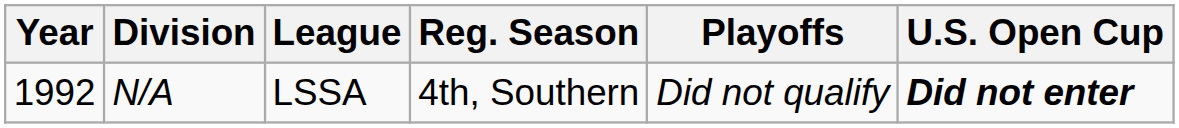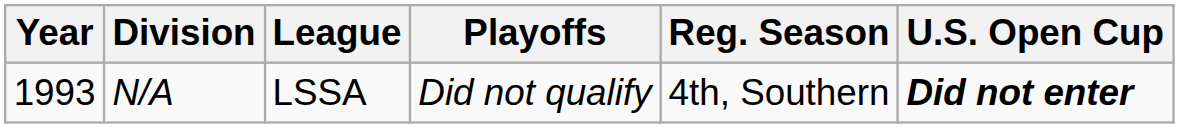columns swapped: (529, 33) <-> (773, 33)
(55, 92) 1992 -> (55, 92) 1993
